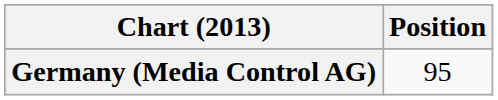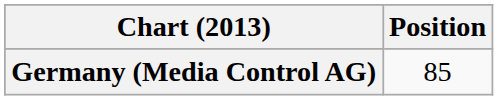(438, 71) 95 -> (438, 71) 85
